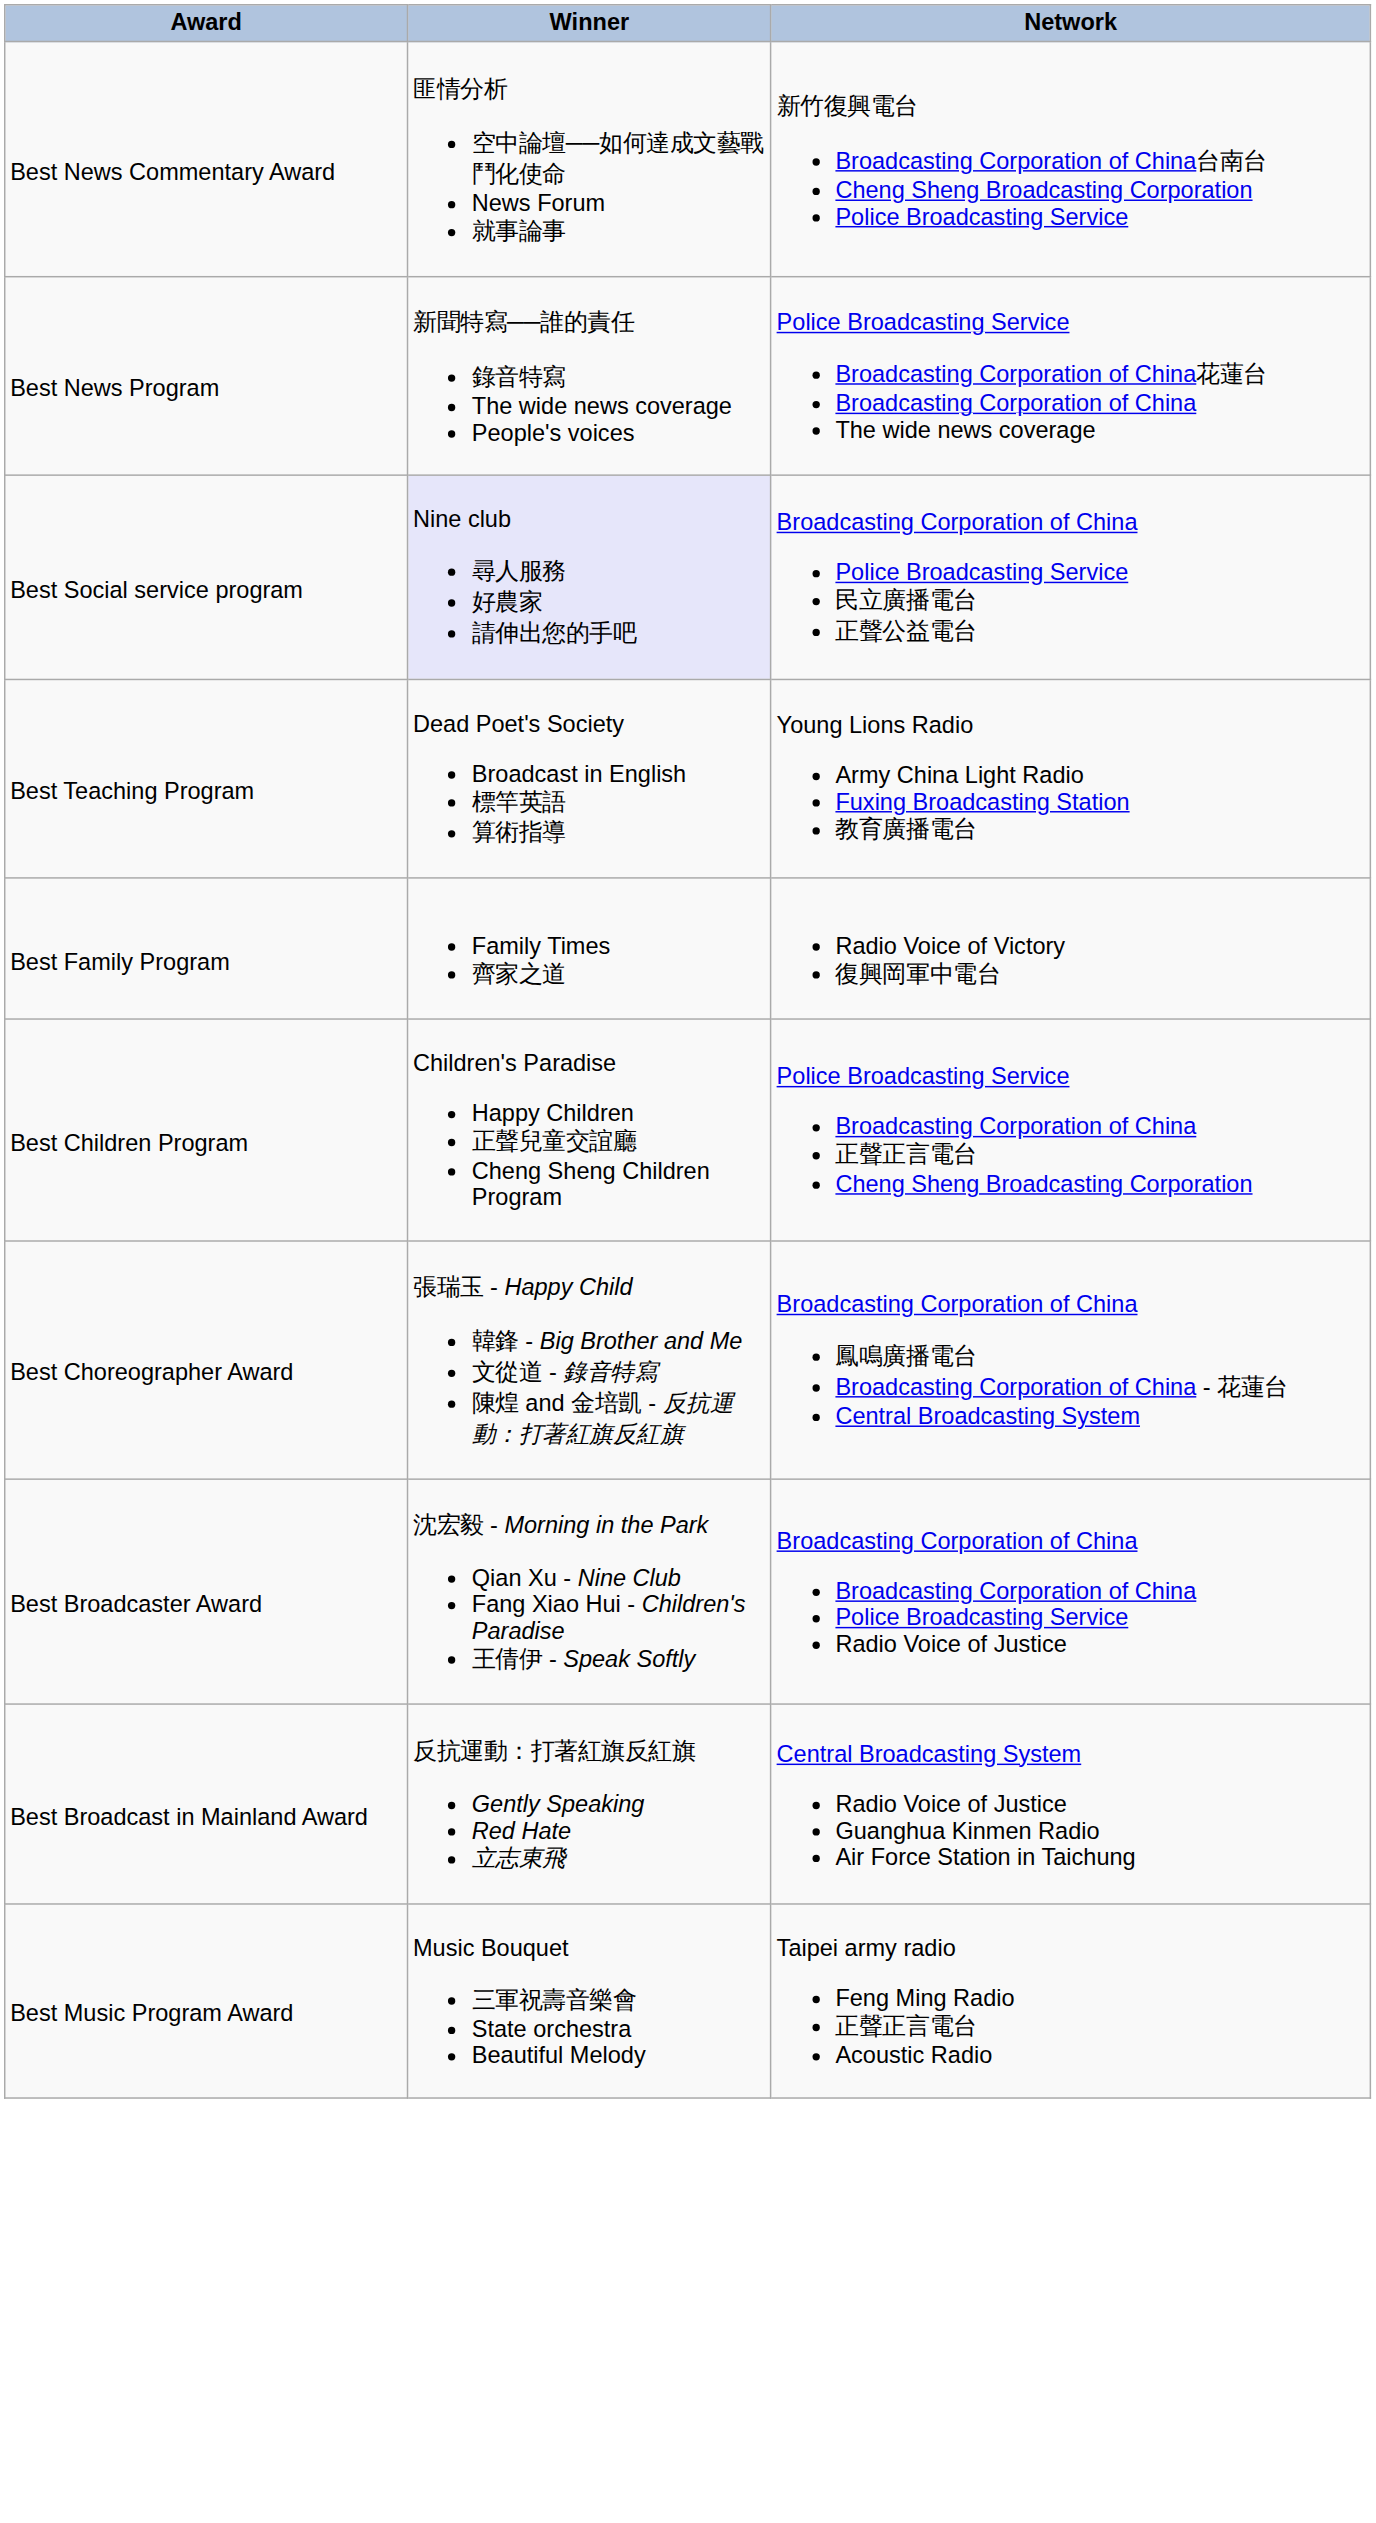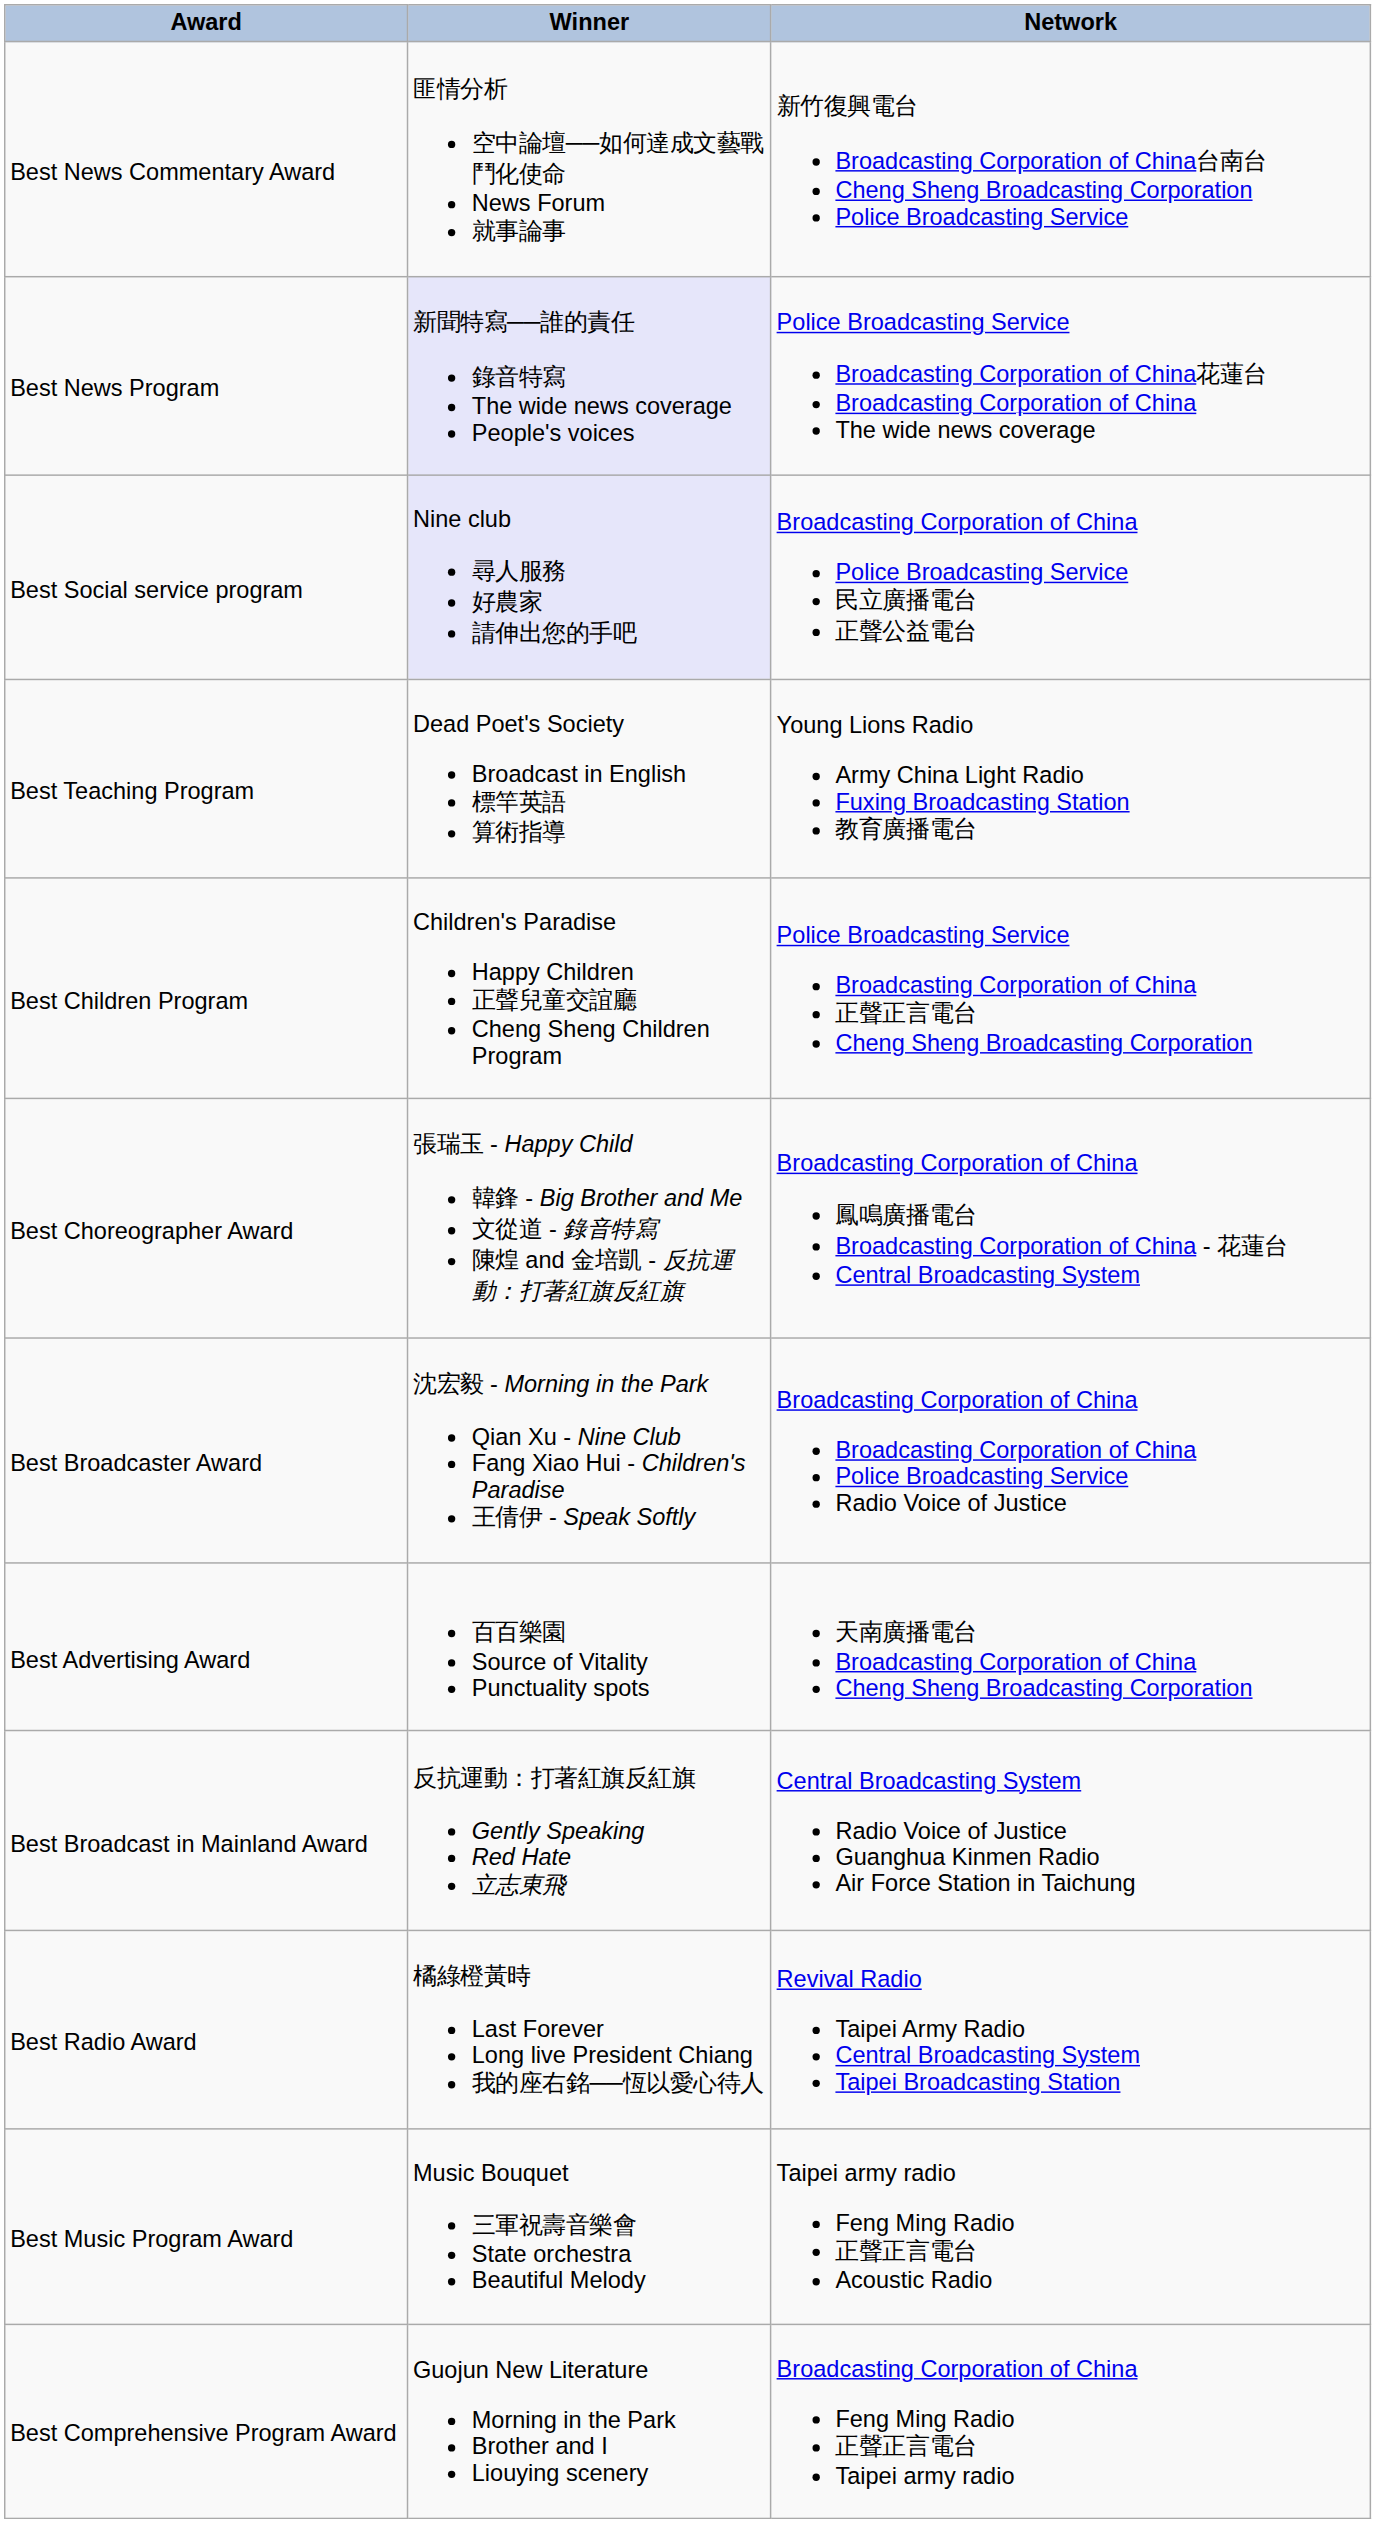(589, 378) no background -> (589, 378) lavender background
- row: (120, 961)
+ row: (130, 1659)
+ row: (103, 2042)
+ row: (203, 2433)
